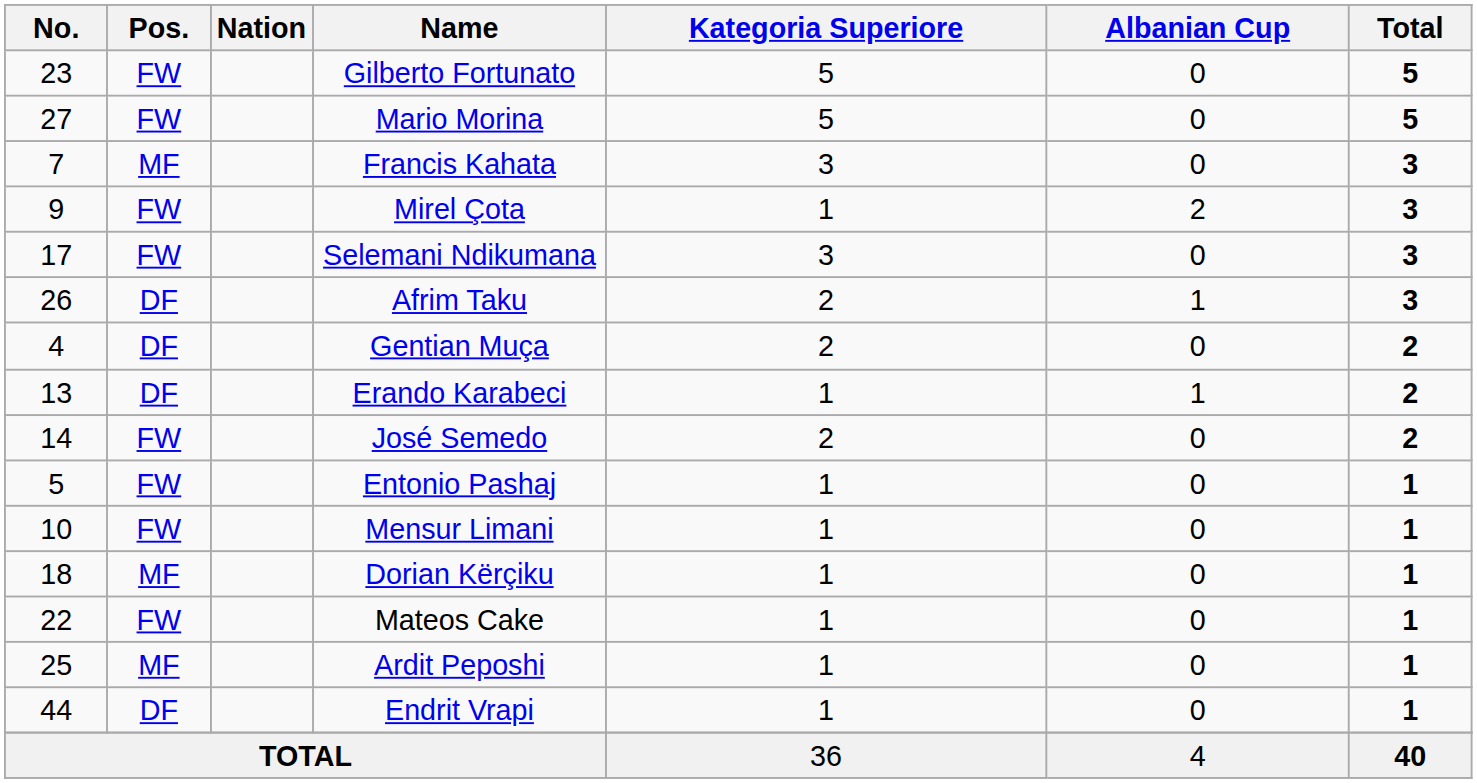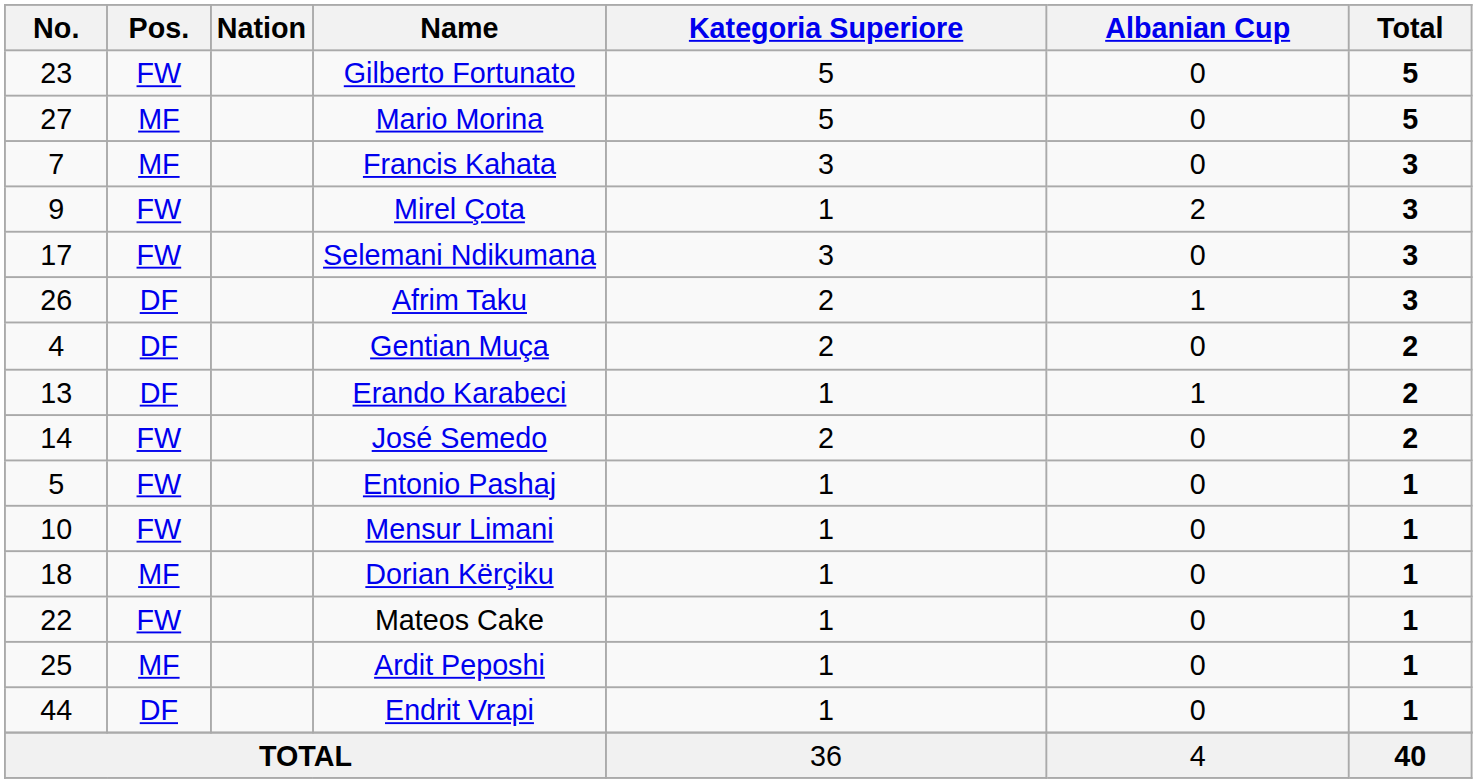(159, 119) FW -> (159, 119) MF
